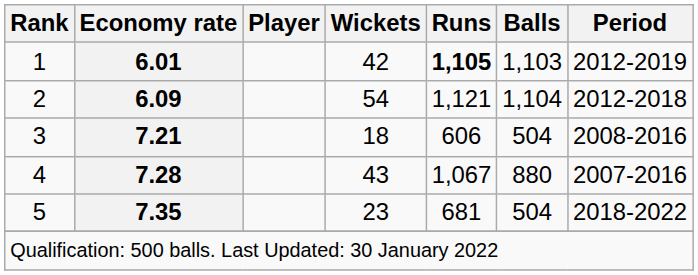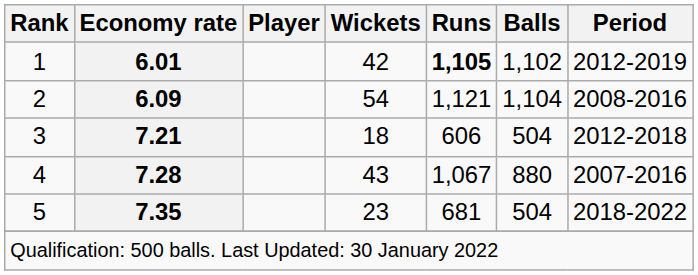(532, 61) 1,103 -> (532, 61) 1,102
(630, 99) 2012-2018 -> (630, 99) 2008-2016
(630, 136) 2008-2016 -> (630, 136) 2012-2018
